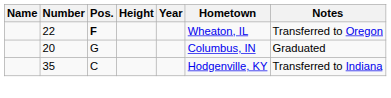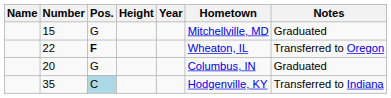+ row: (49, 31)
(94, 66) no background -> (94, 84) lightblue background
